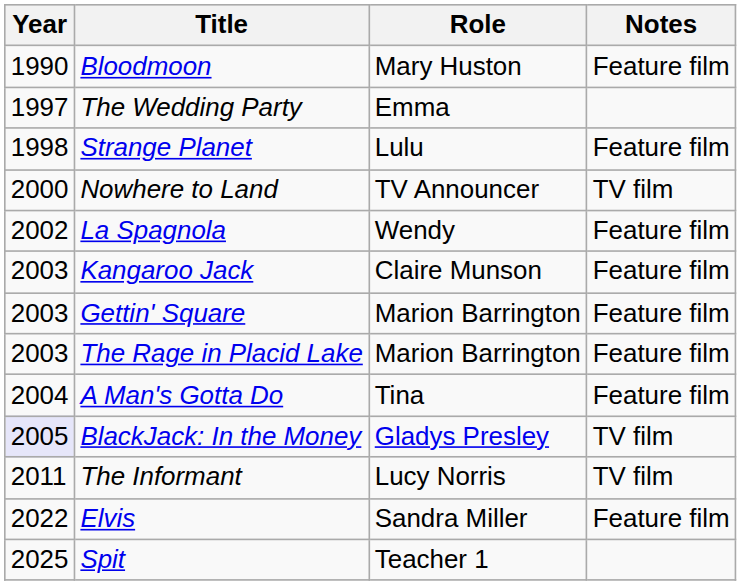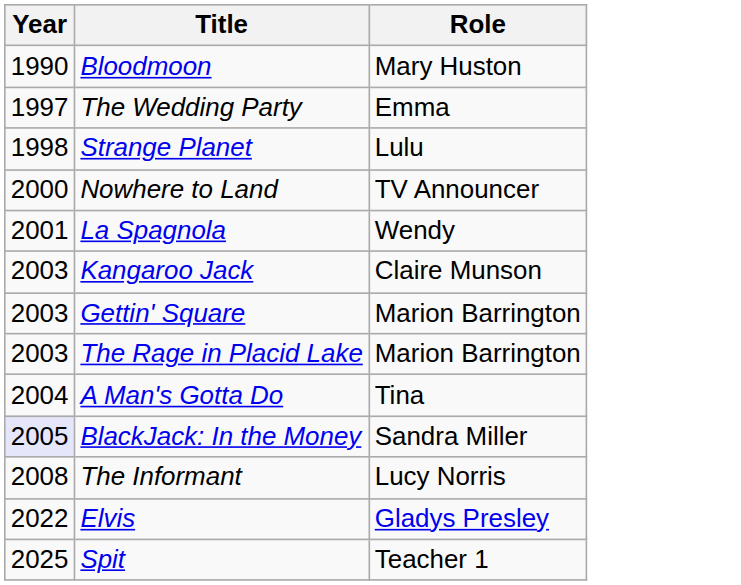- column: (661, 25)
(40, 230) 2002 -> (40, 230) 2001
(462, 436) Gladys Presley -> (451, 436) Sandra Miller
(39, 477) 2011 -> (40, 477) 2008
(451, 518) Sandra Miller -> (462, 518) Gladys Presley
